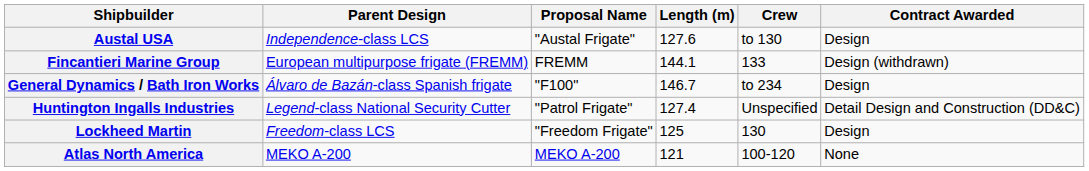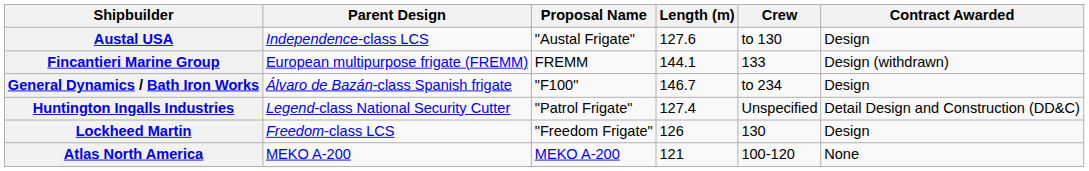(672, 131) 125 -> (672, 131) 126
